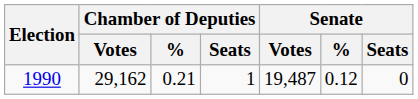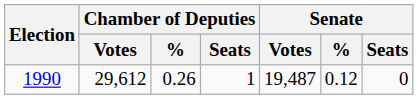(121, 79) 29,162 -> (121, 79) 29,612
(179, 79) 0.21 -> (179, 79) 0.26
